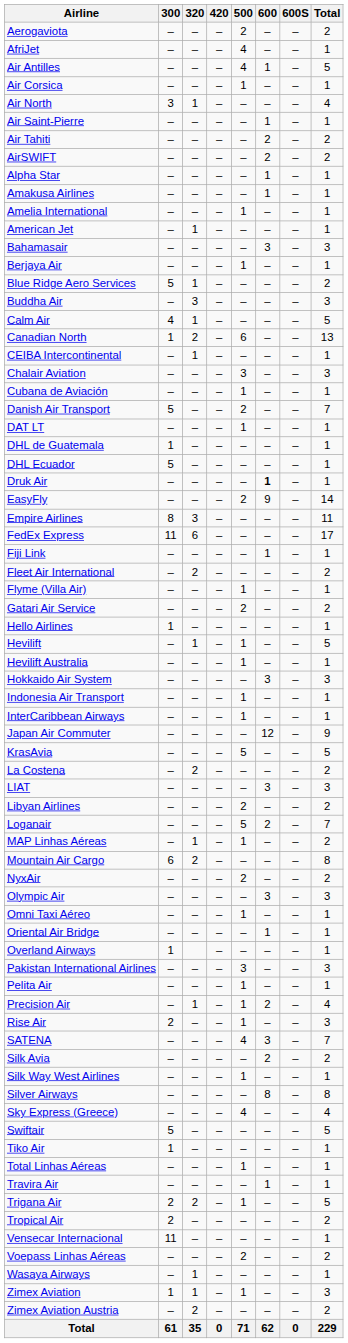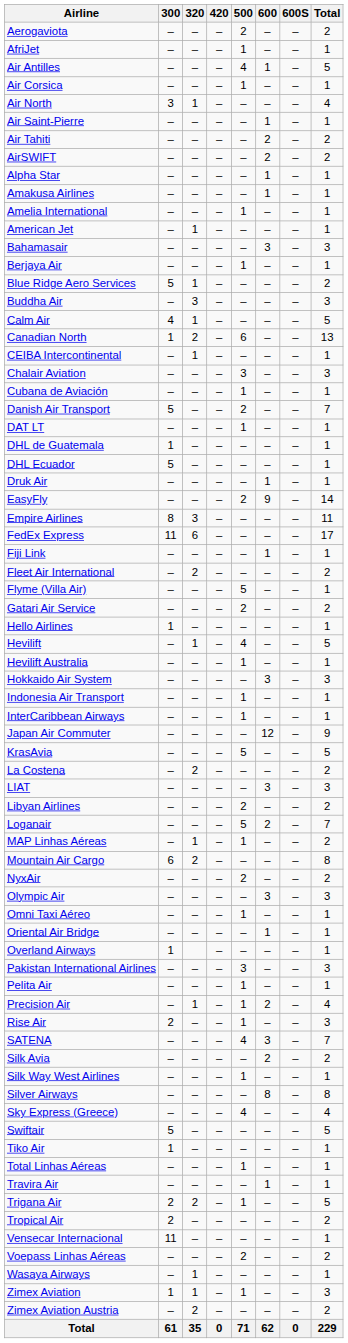(243, 49) 4 -> (243, 49) 1
(267, 481) bold -> (267, 481) normal
(243, 590) 1 -> (243, 590) 5
(243, 644) 1 -> (243, 644) 4
